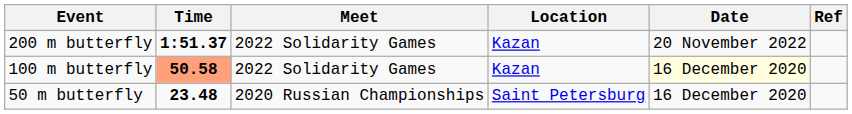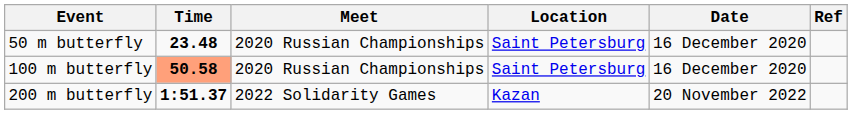rows swapped: (76, 96) <-> (80, 44)
(336, 70) 2022 Solidarity Games -> (360, 70) 2020 Russian Championships
(516, 70) Kazan -> (569, 70) Saint Petersburg
(730, 70) lightyellow background -> (730, 70) no background
